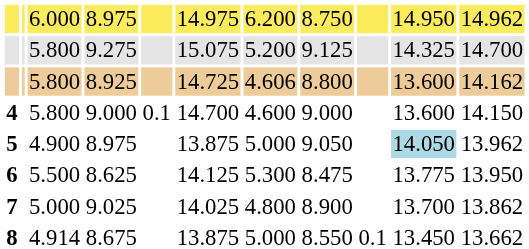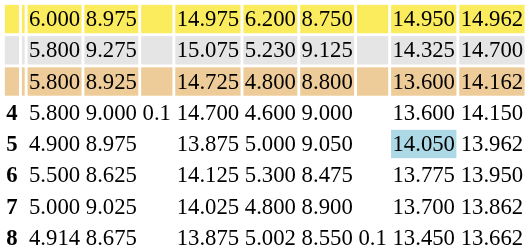(270, 50) 5.200 -> (270, 50) 5.230
(270, 81) 4.606 -> (270, 81) 4.800
(270, 237) 5.000 -> (270, 237) 5.002
